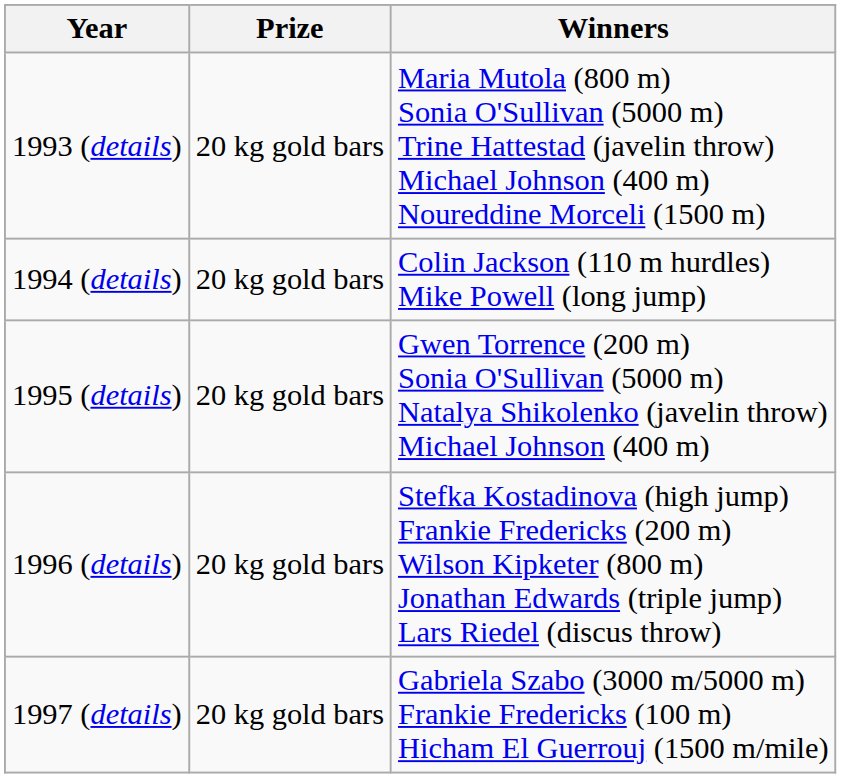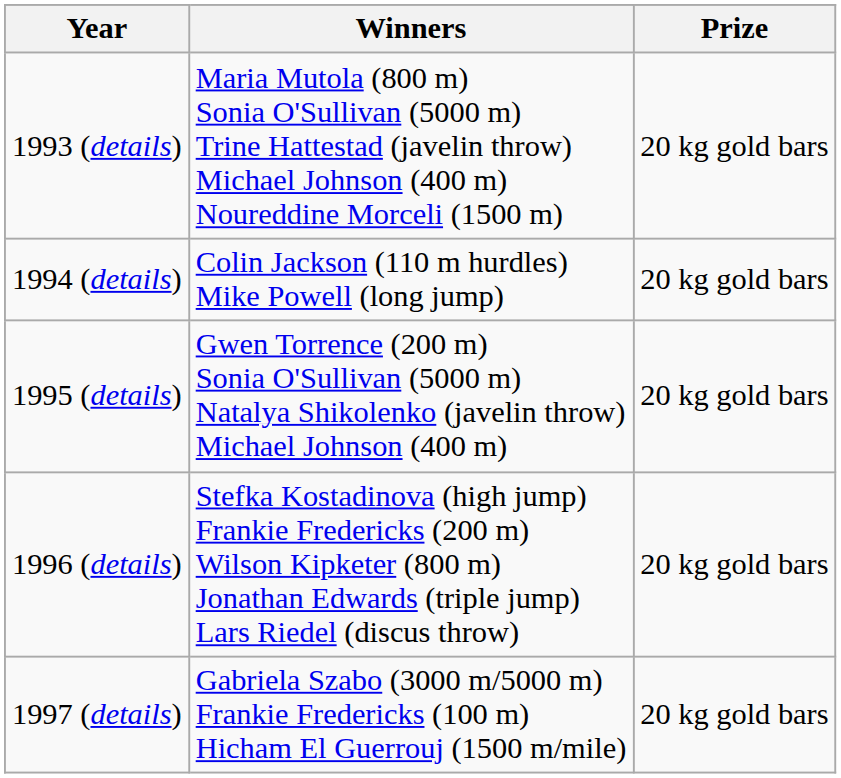columns swapped: (613, 28) <-> (290, 28)
